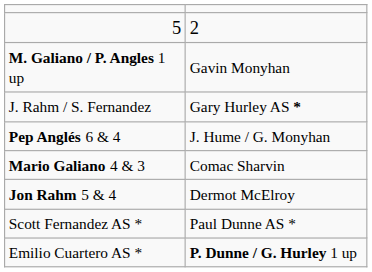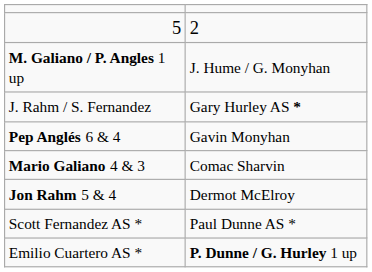(240, 68) Gavin Monyhan -> (260, 68) J. Hume / G. Monyhan
(260, 136) J. Hume / G. Monyhan -> (240, 136) Gavin Monyhan
